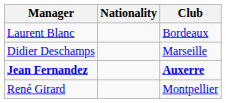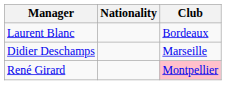- row: (47, 70)
(190, 88) no background -> (190, 70) pink background
